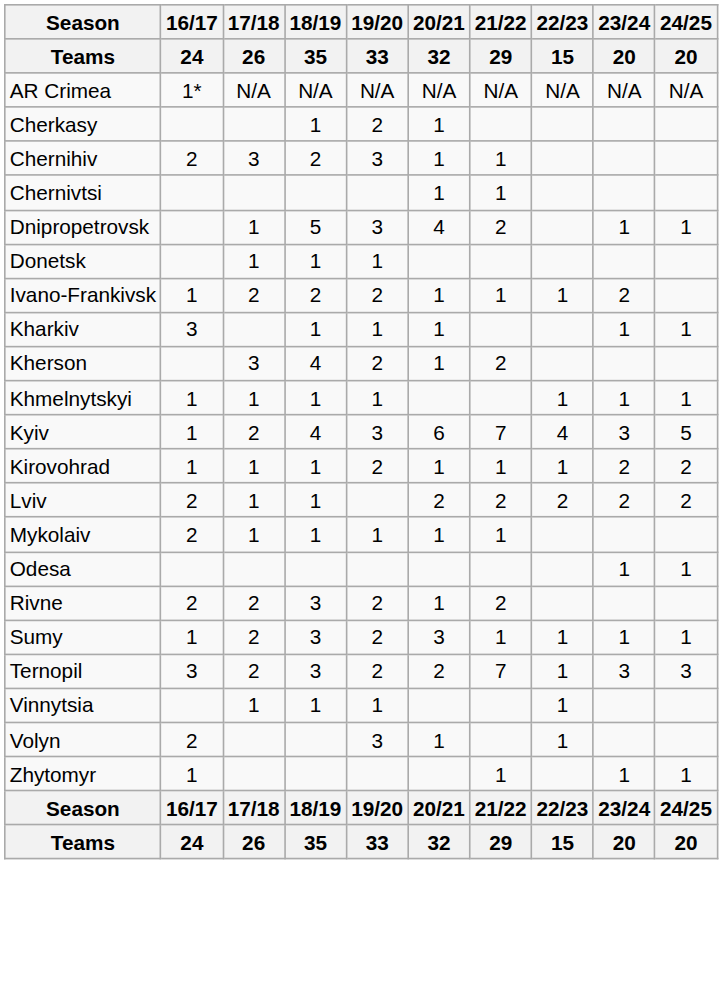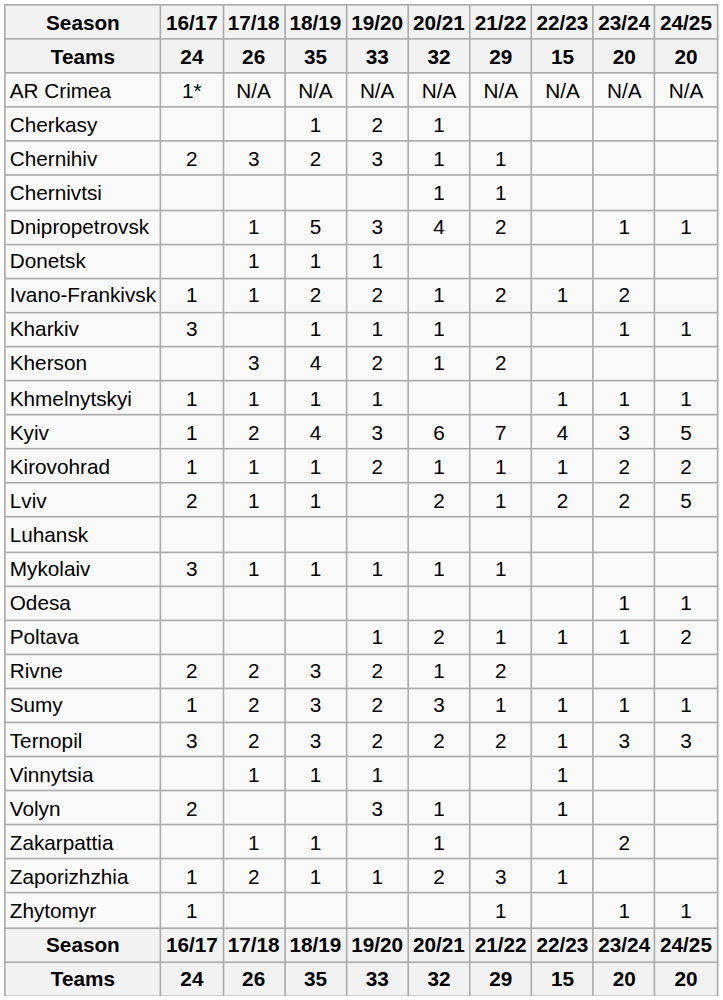(254, 295) 2 -> (254, 295) 1
(501, 295) 1 -> (501, 295) 2
(501, 500) 2 -> (501, 500) 1
(686, 500) 2 -> (686, 500) 5
+ row: (49, 534)
(192, 534) 2 -> (192, 568) 3
+ row: (44, 637)
(501, 671) 7 -> (501, 739) 2
+ row: (62, 842)
+ row: (69, 876)
